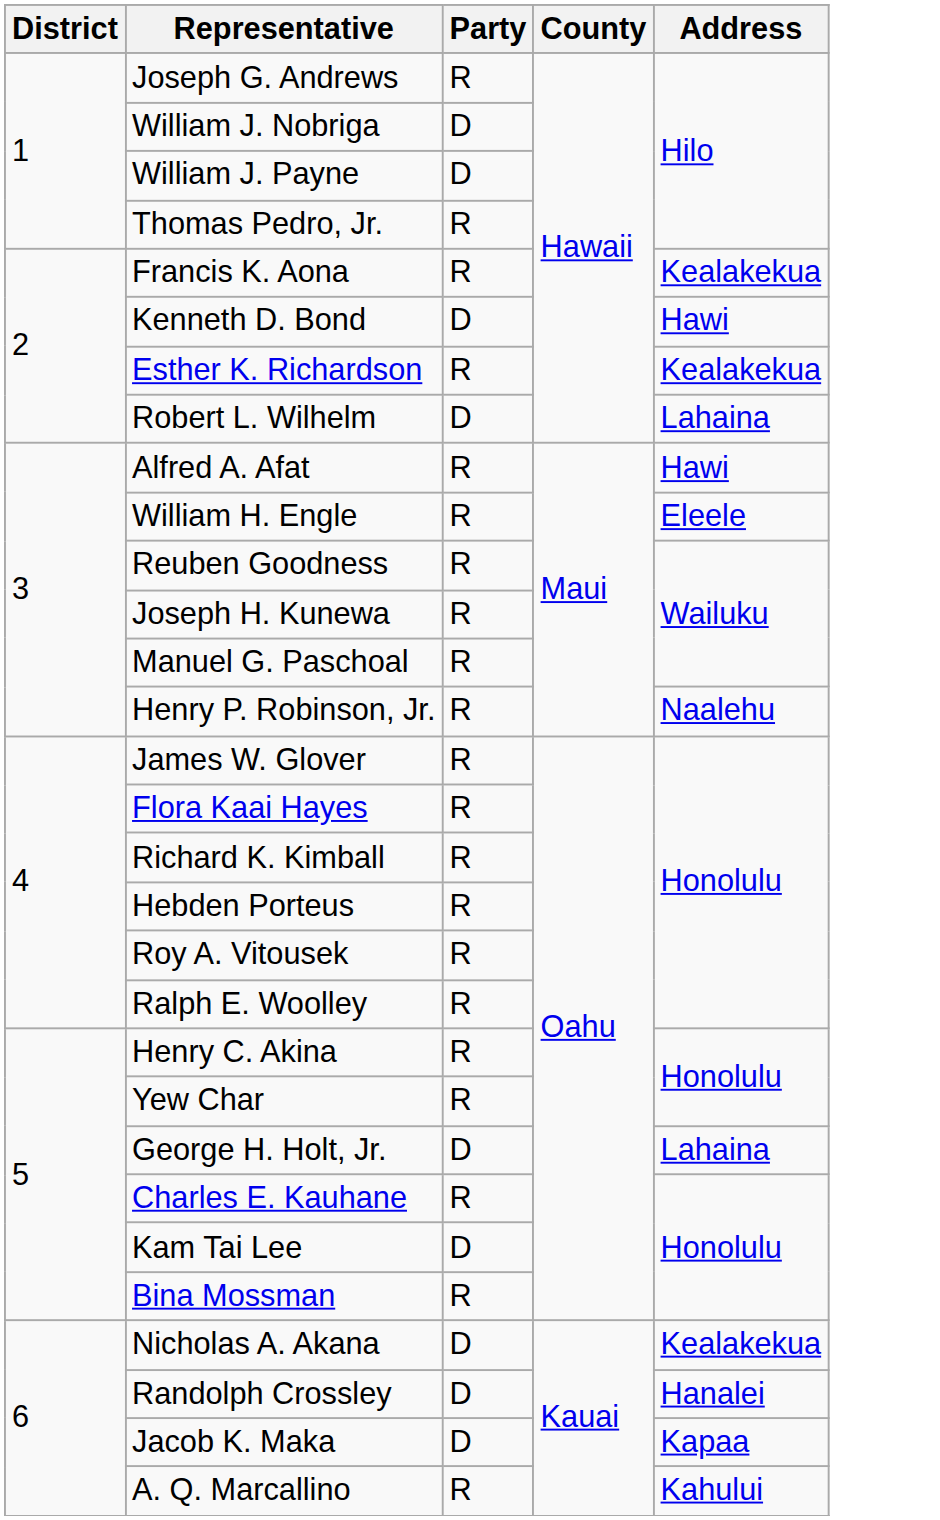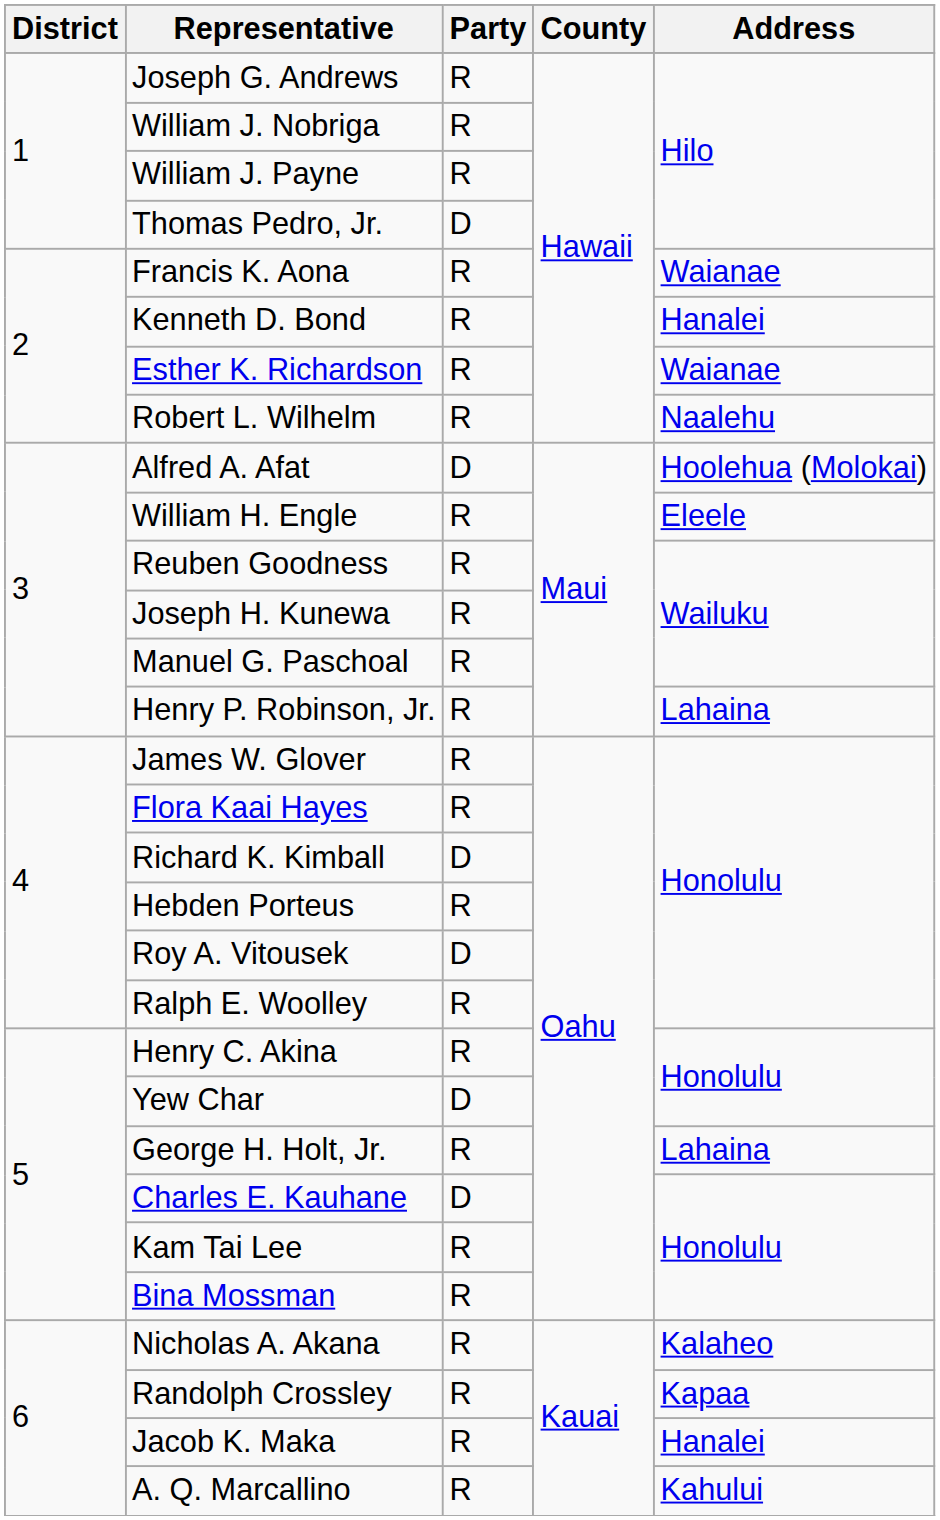(461, 126) D -> (461, 126) R
(461, 175) D -> (461, 175) R
(461, 223) R -> (461, 223) D
(741, 272) Kealakekua -> (721, 272) Waianae
(461, 321) D -> (461, 321) R
(695, 321) Hawi -> (713, 321) Hanalei
(741, 369) Kealakekua -> (721, 369) Waianae
(461, 418) D -> (461, 418) R
(715, 418) Lahaina -> (718, 418) Naalehu
(461, 467) R -> (461, 467) D
(695, 467) Hawi -> (794, 467) Hoolehua (Molokai)
(718, 710) Naalehu -> (715, 710) Lahaina
(461, 857) R -> (461, 857) D
(461, 954) R -> (461, 954) D
(461, 1100) R -> (461, 1100) D
(461, 1149) D -> (461, 1149) R
(461, 1198) R -> (461, 1198) D
(461, 1246) D -> (461, 1246) R
(461, 1344) D -> (461, 1344) R
(741, 1344) Kealakekua -> (717, 1344) Kalaheo
(461, 1393) D -> (461, 1393) R
(713, 1393) Hanalei -> (705, 1393) Kapaa
(461, 1441) D -> (461, 1441) R
(705, 1441) Kapaa -> (713, 1441) Hanalei
